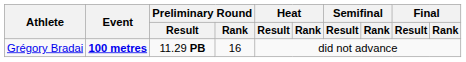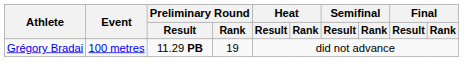(118, 48) bold -> (116, 48) normal
(235, 48) 16 -> (232, 48) 19
